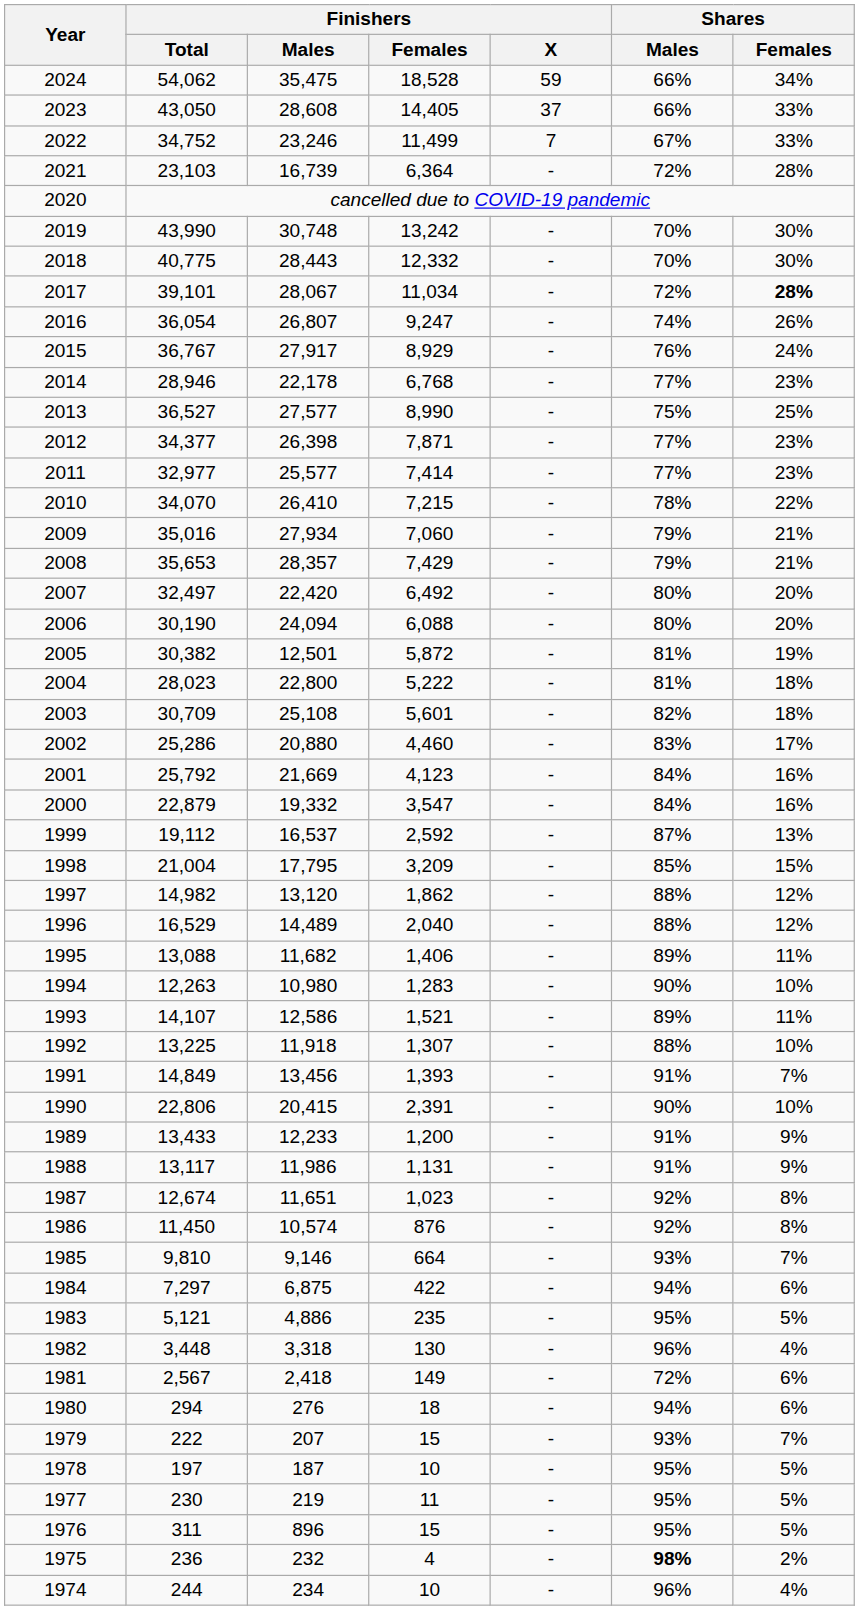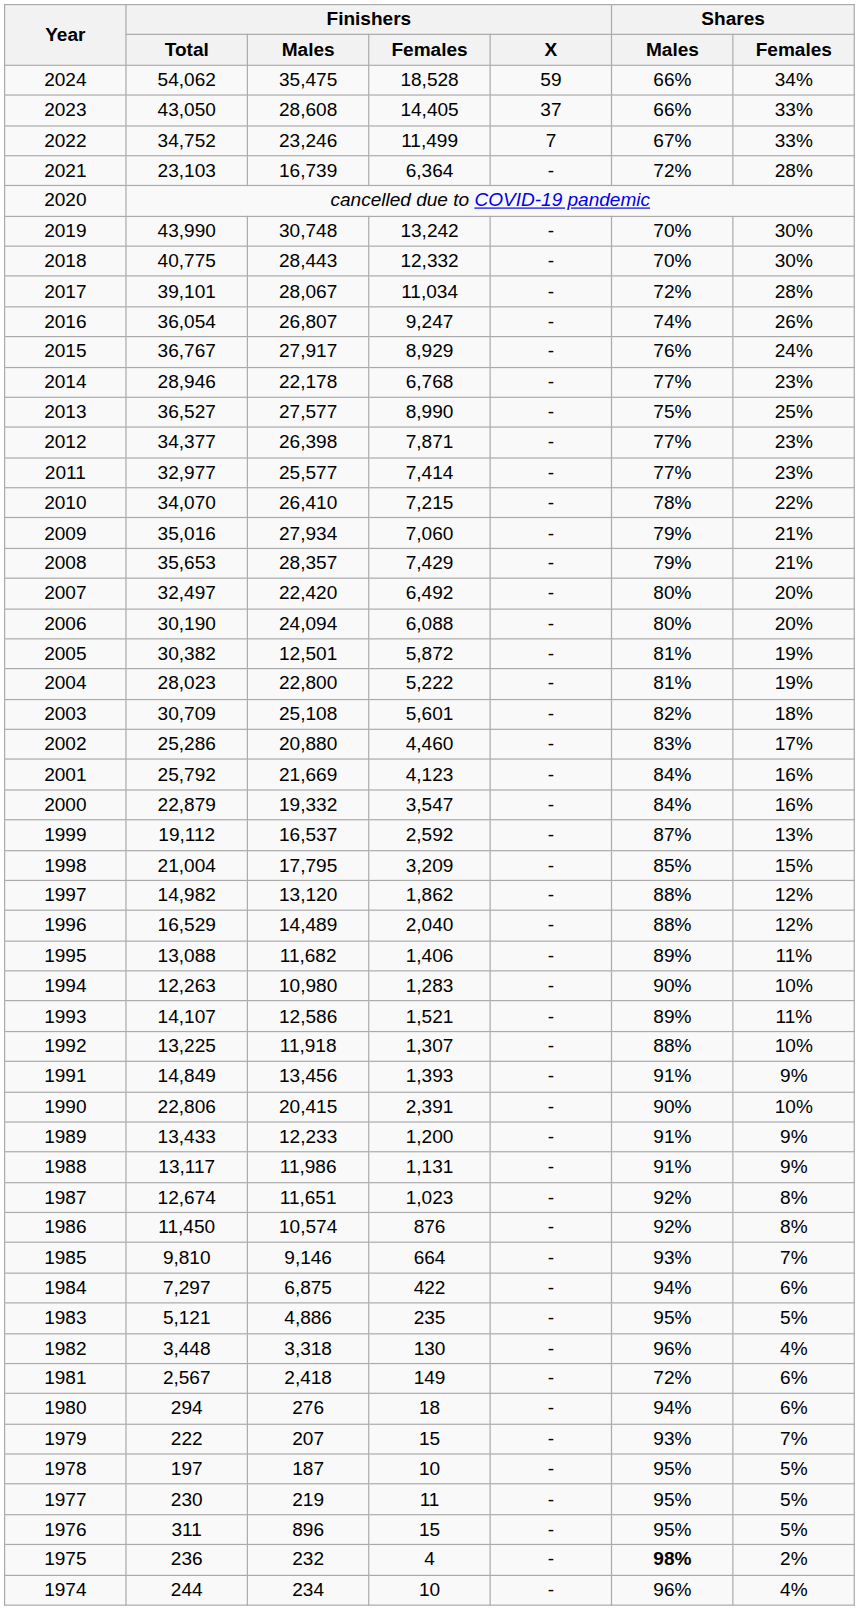(794, 291) bold -> (794, 291) normal
(794, 683) 18% -> (794, 683) 19%
(794, 1076) 7% -> (794, 1076) 9%
